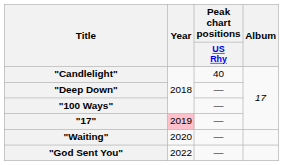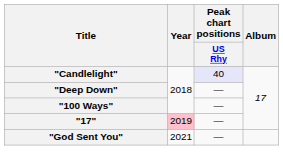(219, 74) no background -> (219, 74) lavender background
- row: (86, 137)
(181, 153) 2022 -> (181, 137) 2021
